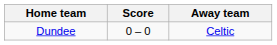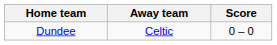columns swapped: (138, 13) <-> (220, 13)
